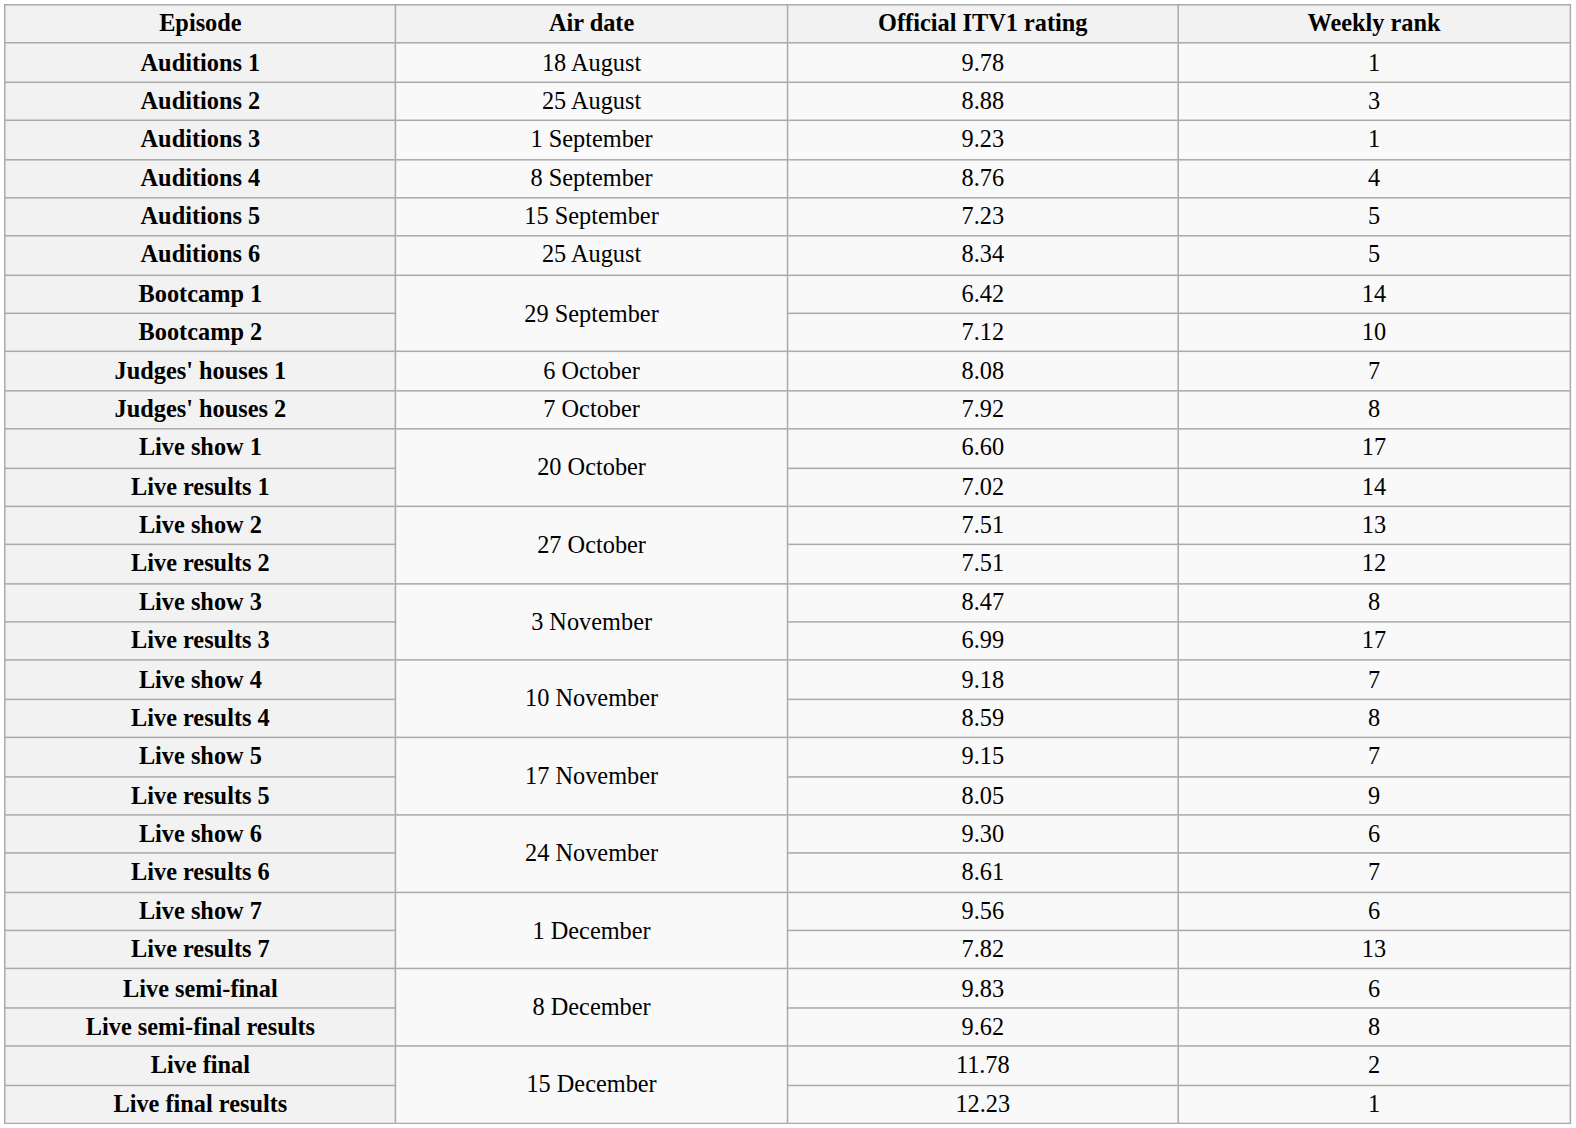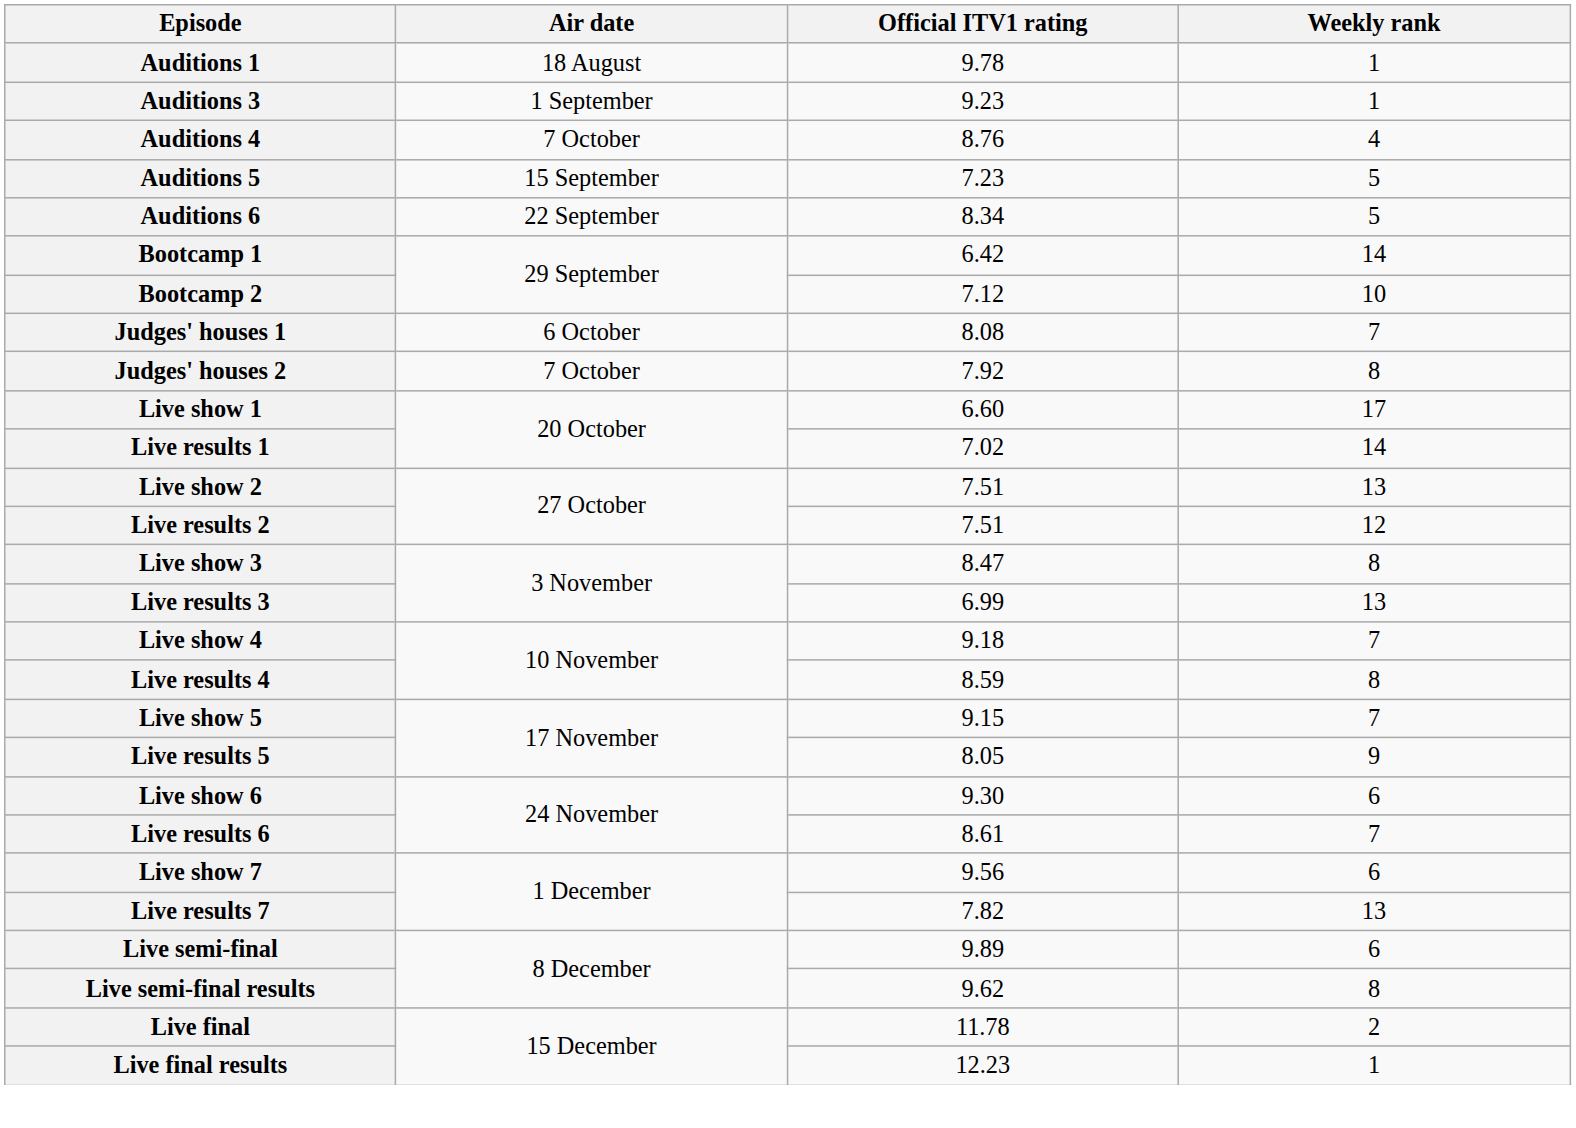- row: (200, 100)
(592, 178) 8 September -> (592, 139) 7 October
(592, 255) 25 August -> (592, 216) 22 September
(1374, 640) 17 -> (1374, 602) 13
(983, 988) 9.83 -> (983, 949) 9.89
